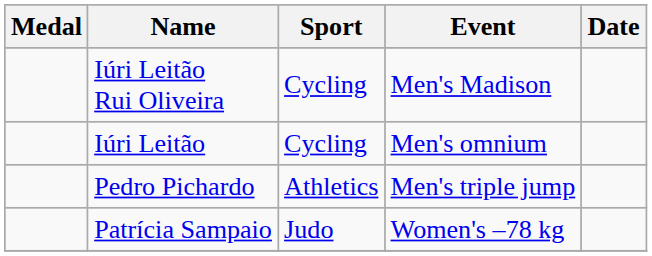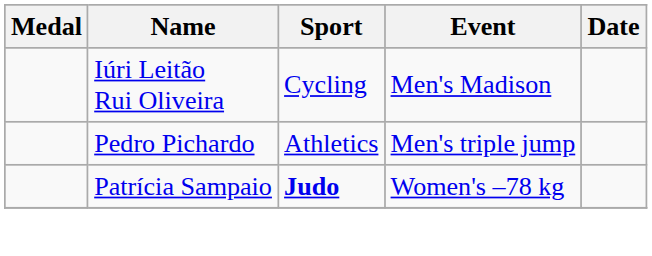- row: (150, 143)
(309, 229) normal -> (312, 186) bold
